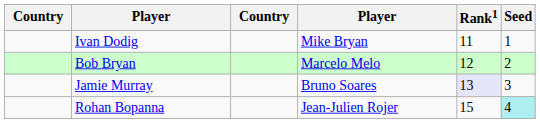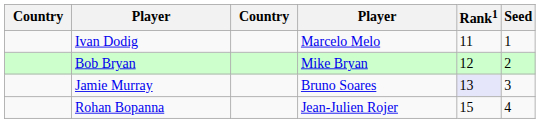(334, 41) Mike Bryan -> (341, 41) Marcelo Melo
(341, 63) Marcelo Melo -> (334, 63) Mike Bryan
(508, 107) paleturquoise background -> (508, 107) no background
